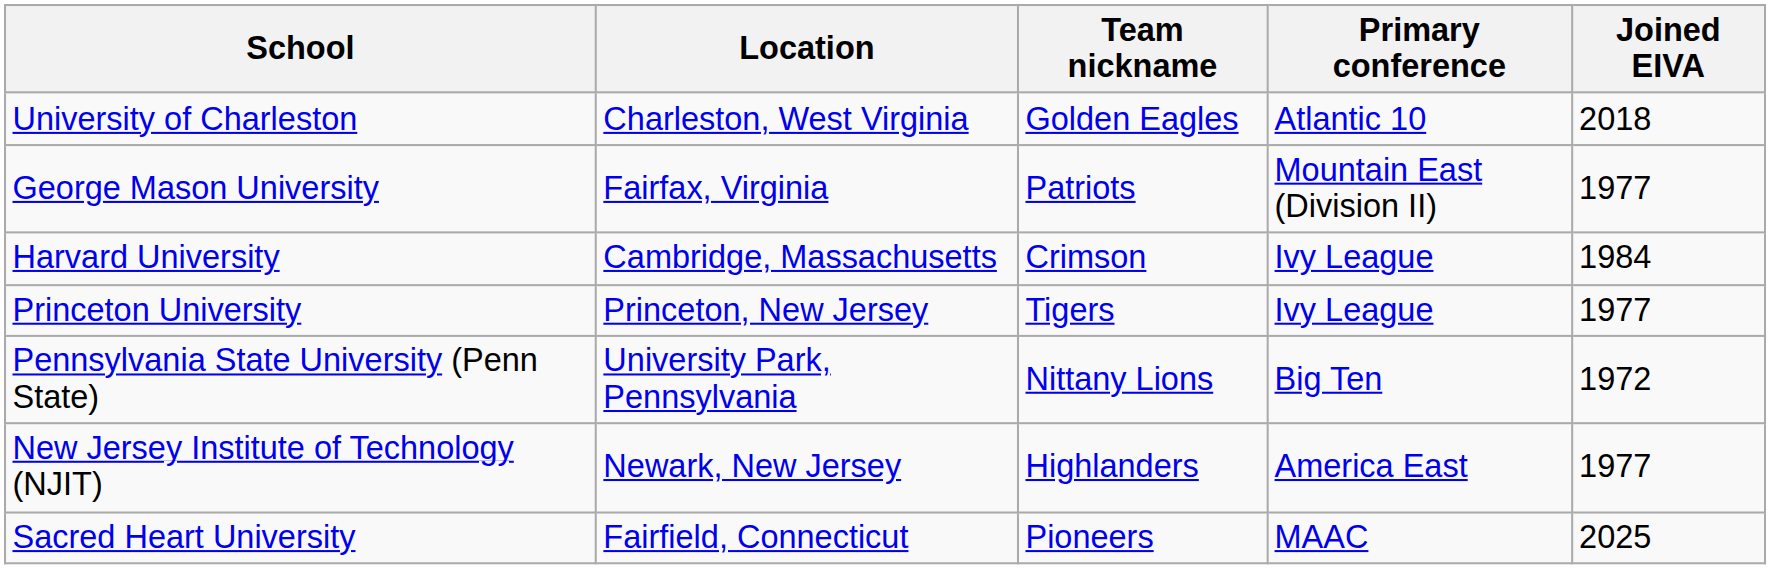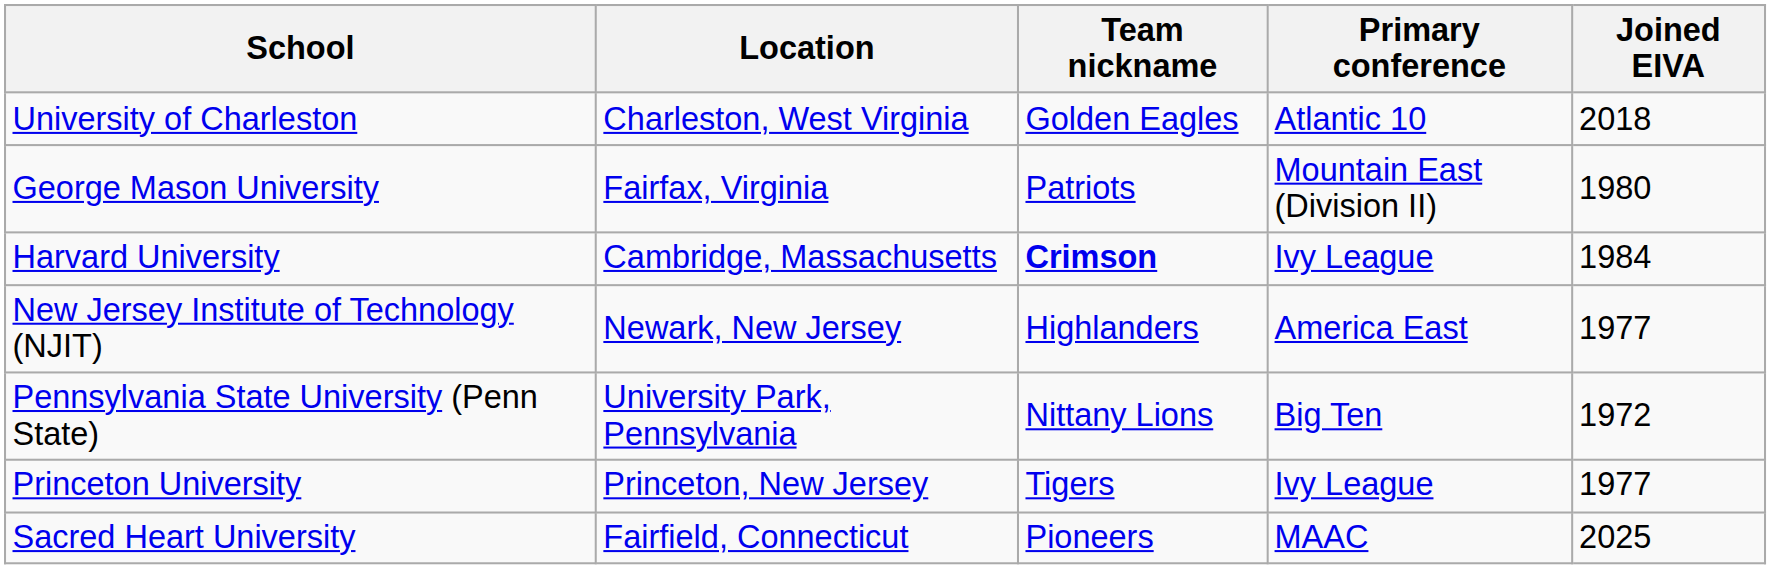(1615, 188) 1977 -> (1615, 188) 1980
(1086, 257) normal -> (1091, 257) bold
rows swapped: (263, 467) <-> (157, 309)
